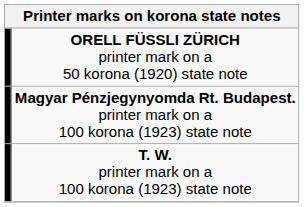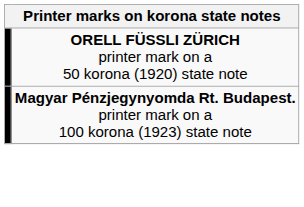- row: (155, 172)
